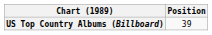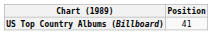(187, 24) 39 -> (187, 24) 41
